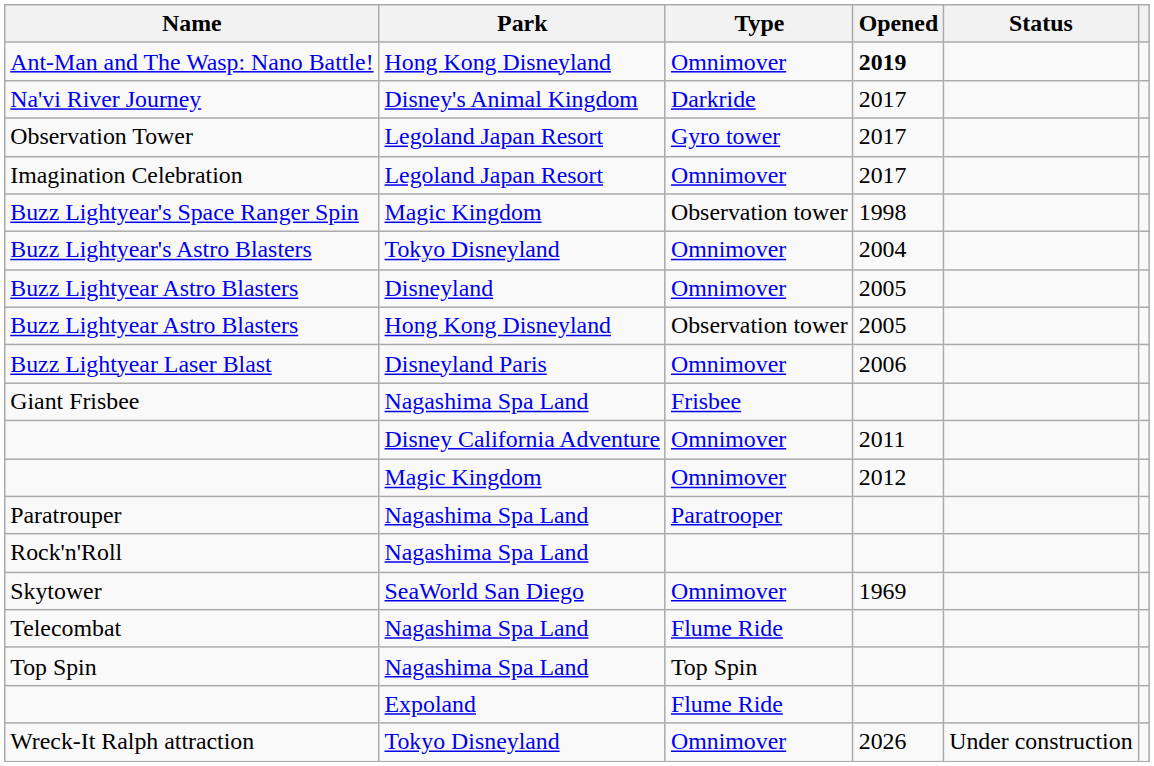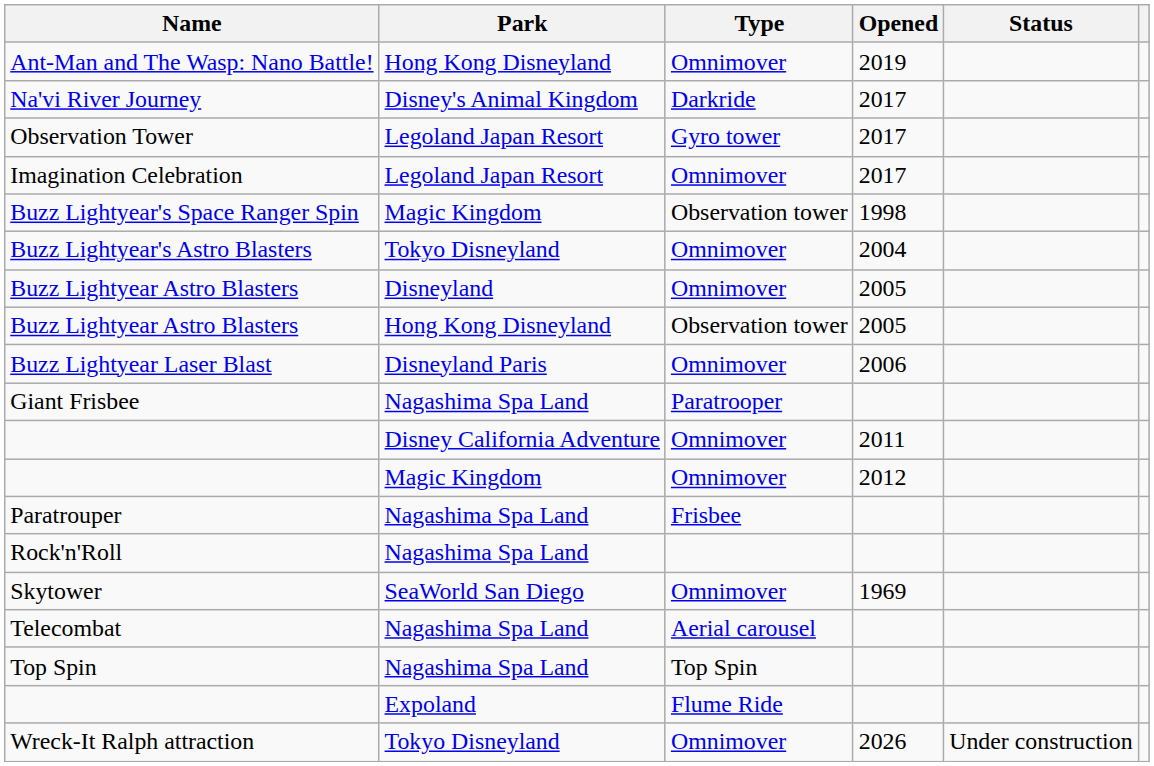(883, 61) bold -> (883, 61) normal
(706, 401) Frisbee -> (727, 401) Paratrooper
(727, 514) Paratrooper -> (706, 514) Frisbee
(727, 628) Flume Ride -> (743, 628) Aerial carousel
